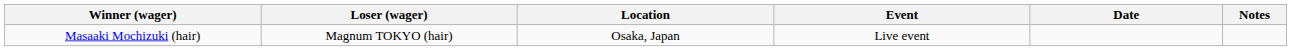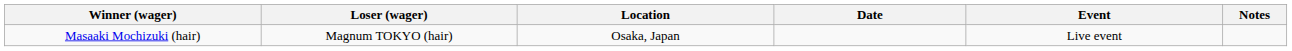columns swapped: (902, 14) <-> (1126, 14)
